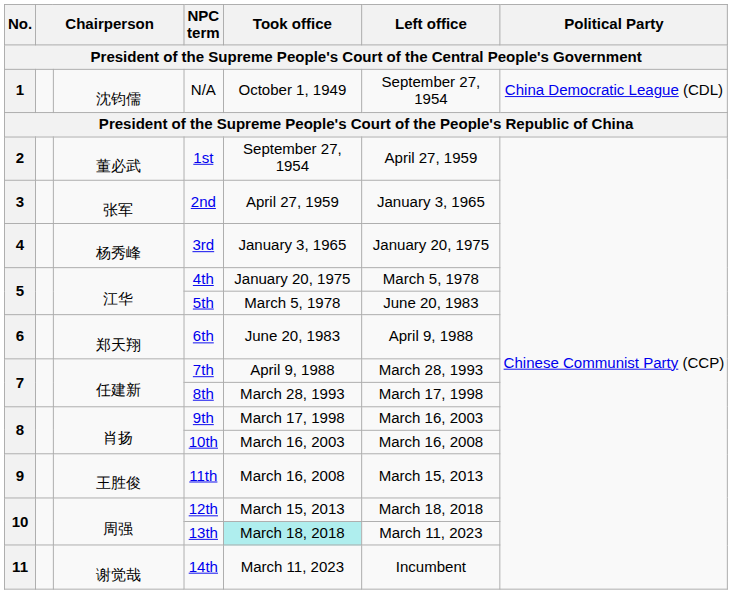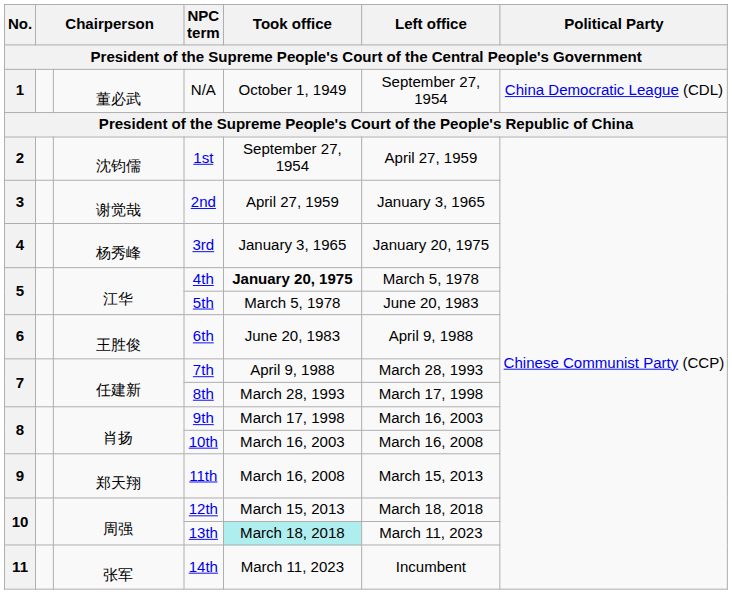(118, 98) 沈钧儒 -> (118, 98) 董必武
(118, 166) 董必武 -> (118, 166) 沈钧儒
(118, 209) 张军 -> (118, 209) 谢觉哉
(292, 279) normal -> (292, 279) bold
(118, 344) 郑天翔 -> (118, 344) 王胜俊
(118, 483) 王胜俊 -> (118, 483) 郑天翔
(118, 575) 谢觉哉 -> (118, 575) 张军
